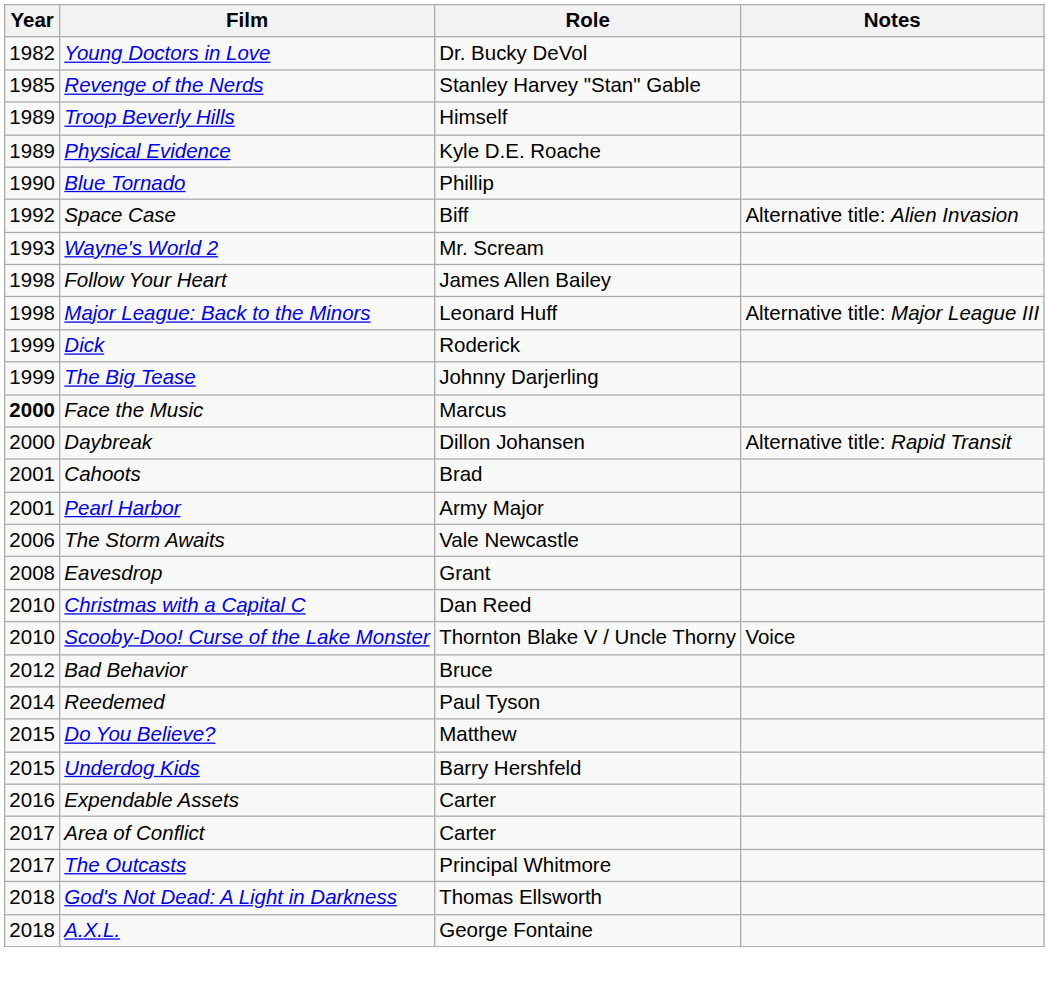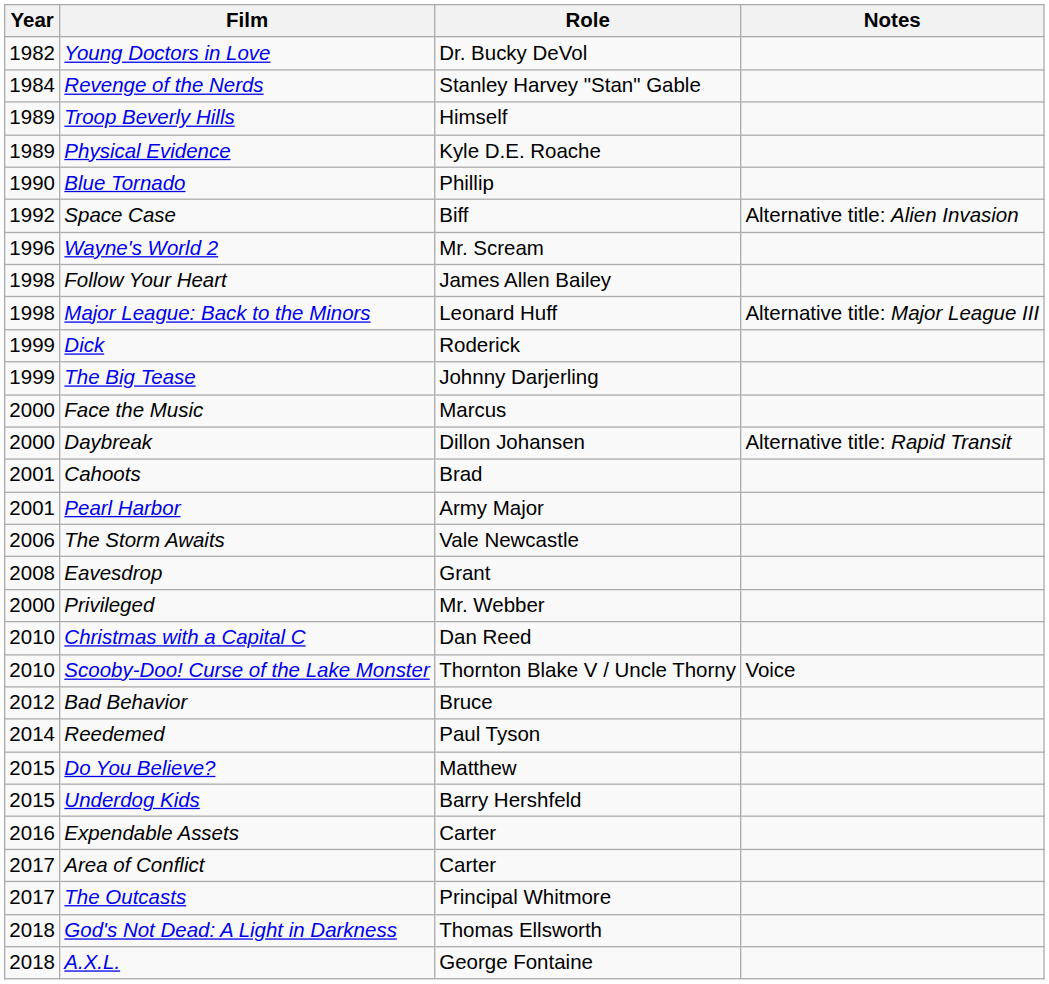(32, 85) 1985 -> (32, 85) 1984
(32, 248) 1993 -> (32, 248) 1996
(32, 410) bold -> (32, 410) normal
+ row: (109, 605)
